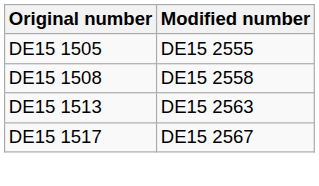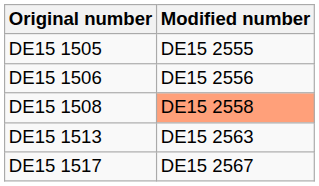+ row: (55, 78)
(207, 78) no background -> (207, 107) lightsalmon background
